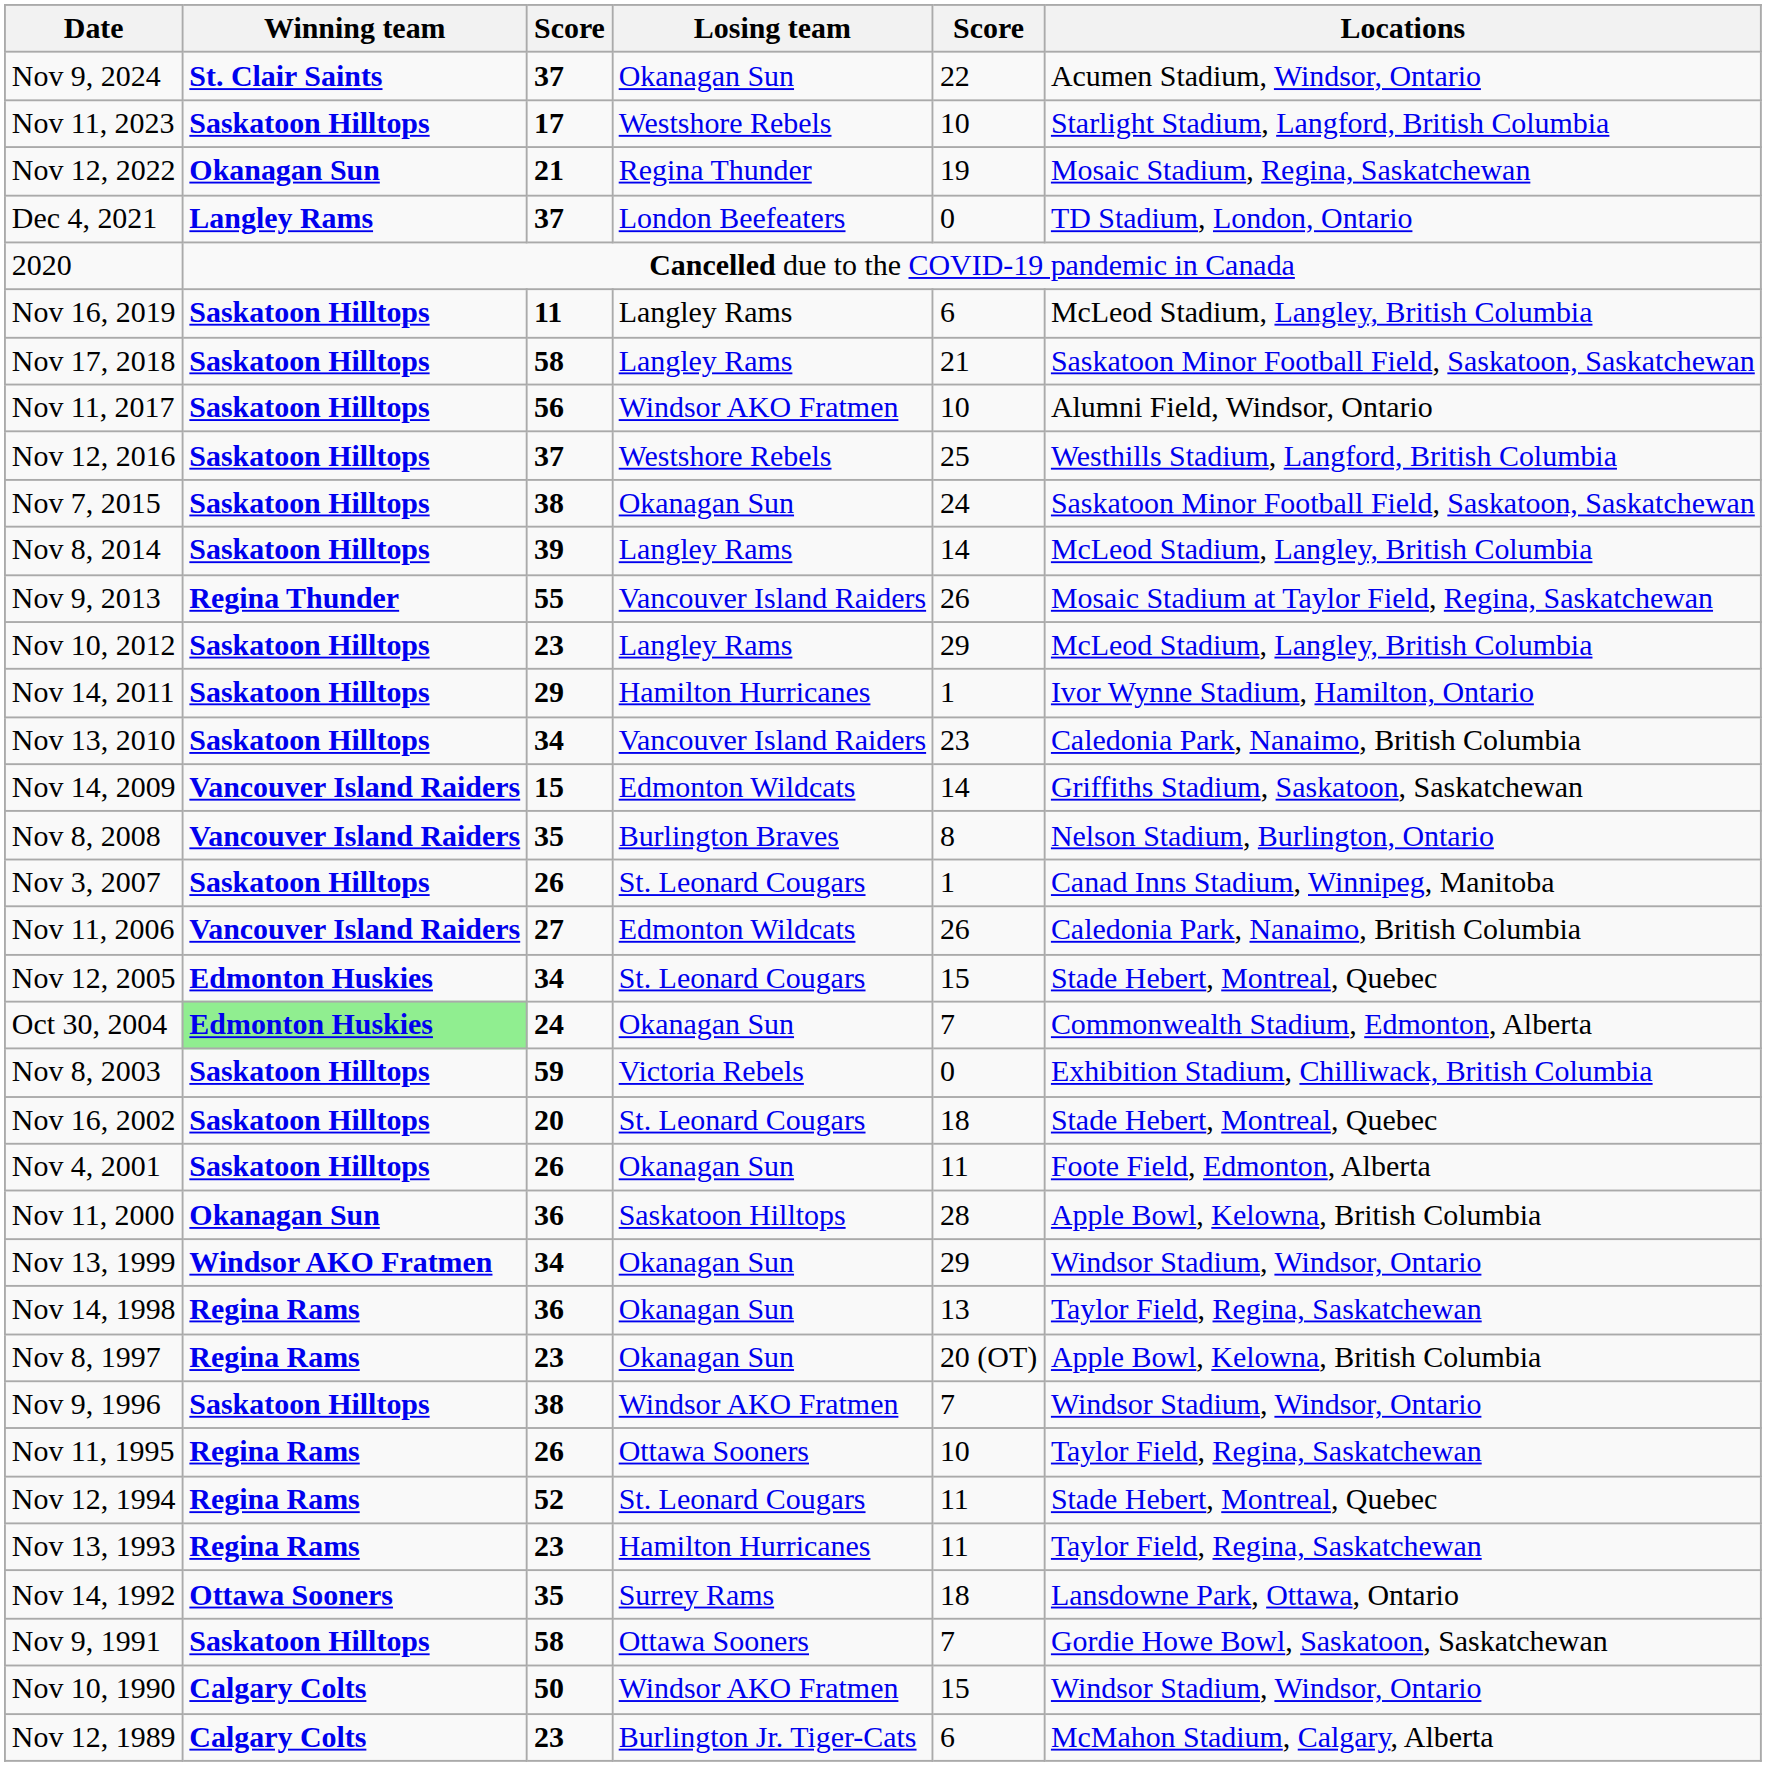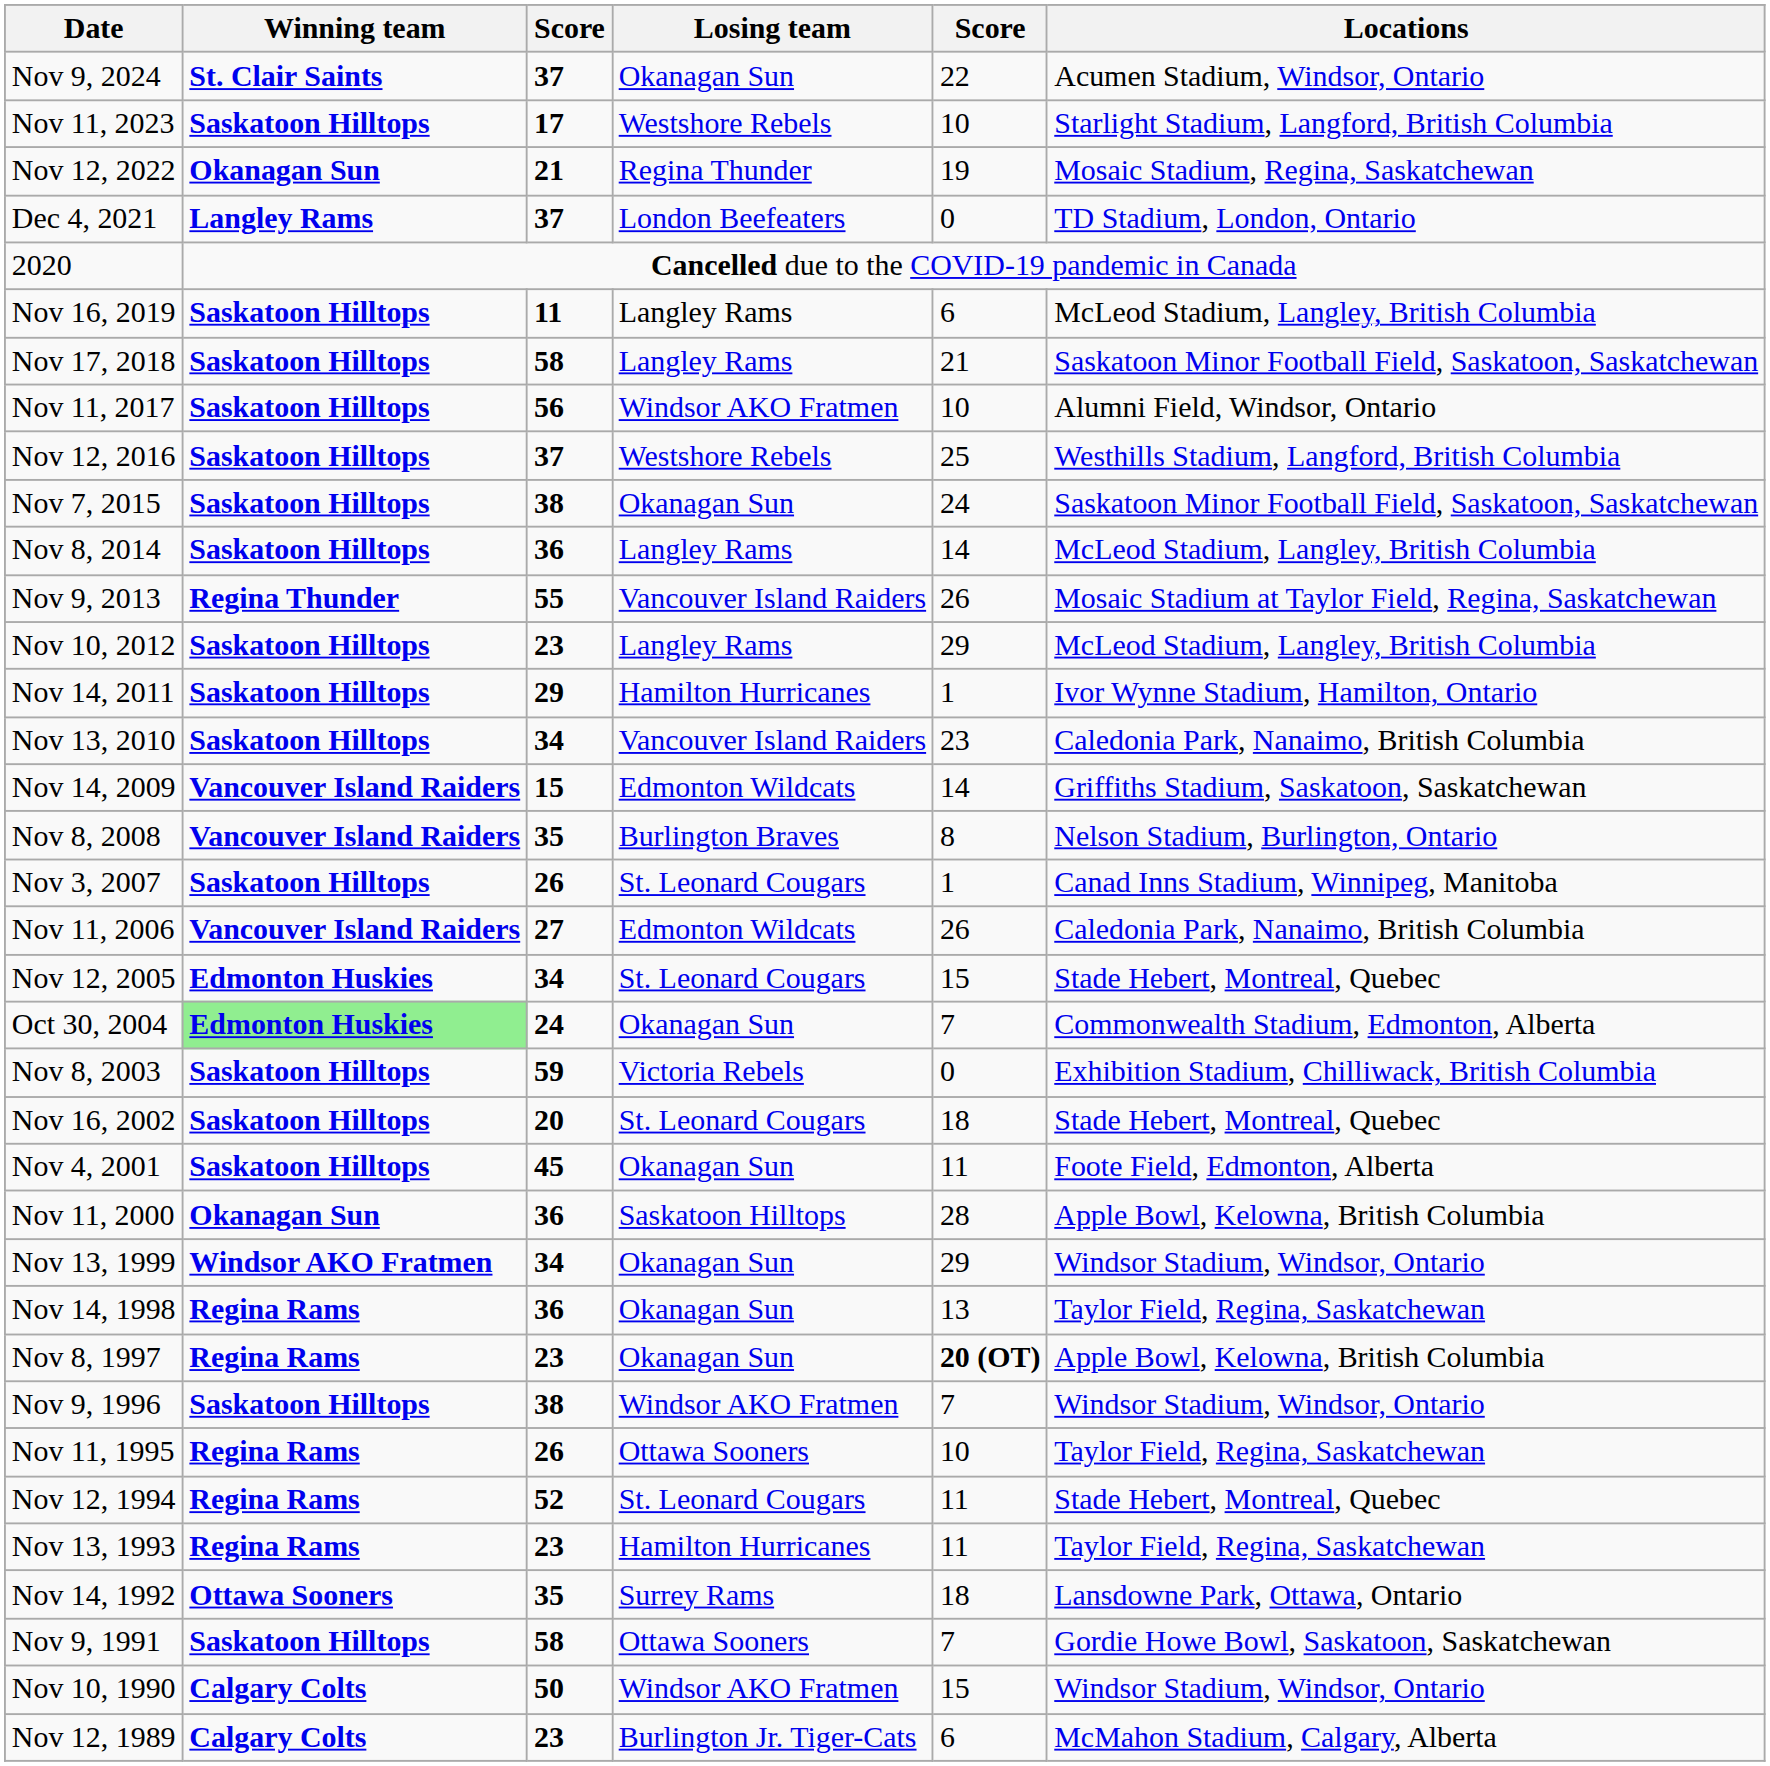(549, 550) 39 -> (549, 550) 36
(549, 1167) 26 -> (549, 1167) 45
(989, 1356) normal -> (990, 1356) bold
